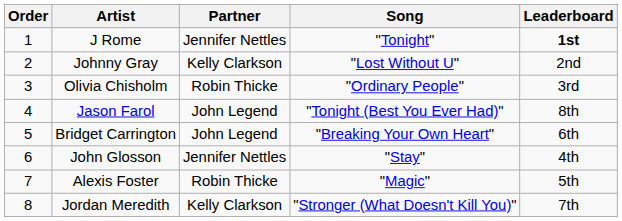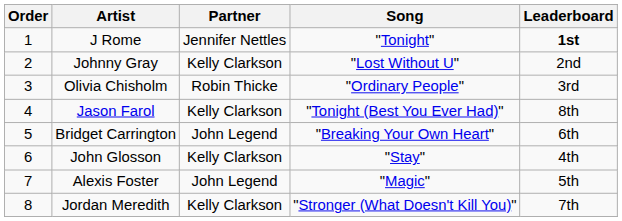(235, 110) John Legend -> (235, 110) Kelly Clarkson
(235, 157) Jennifer Nettles -> (235, 157) Kelly Clarkson
(235, 181) Robin Thicke -> (235, 181) John Legend
